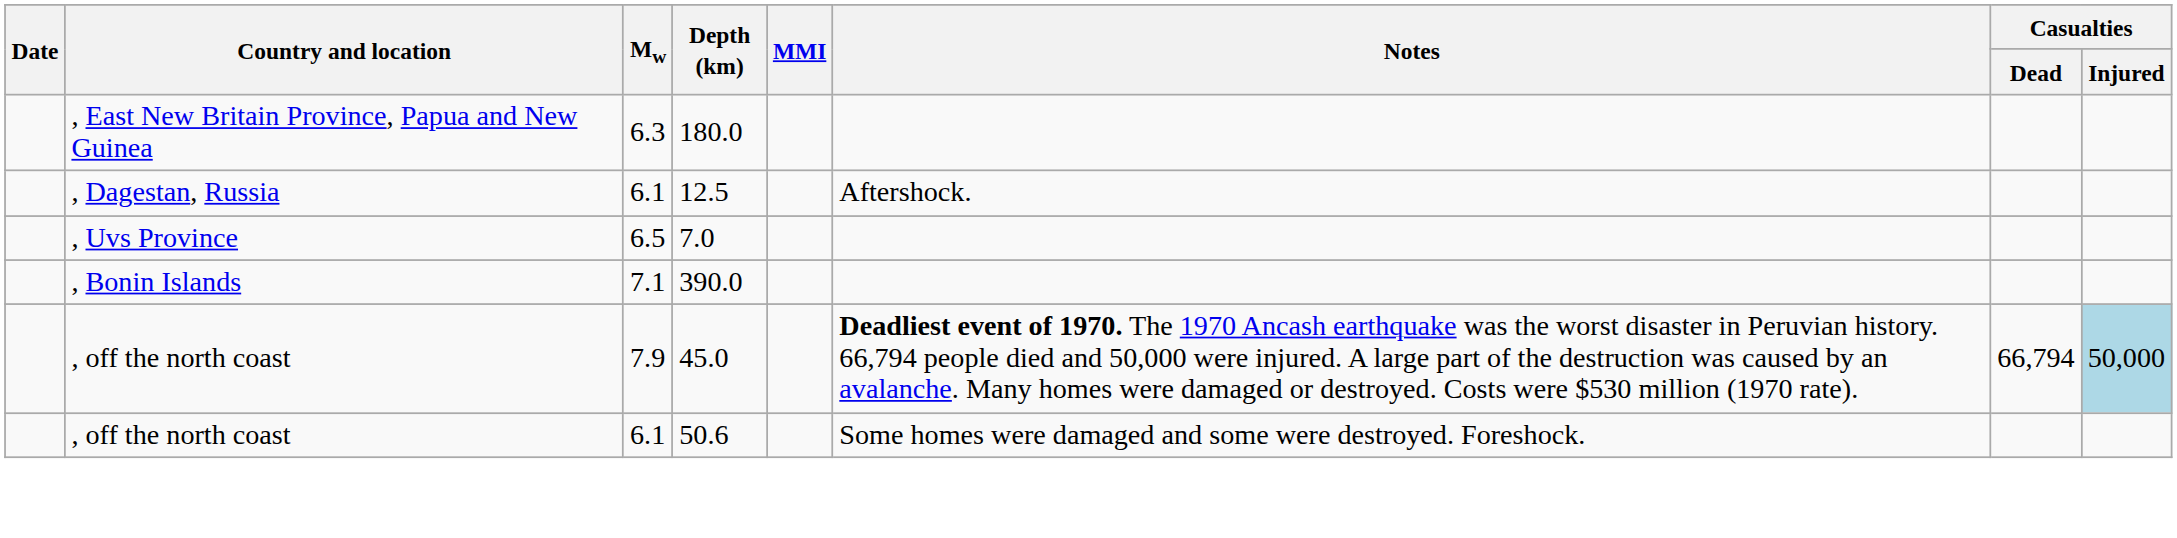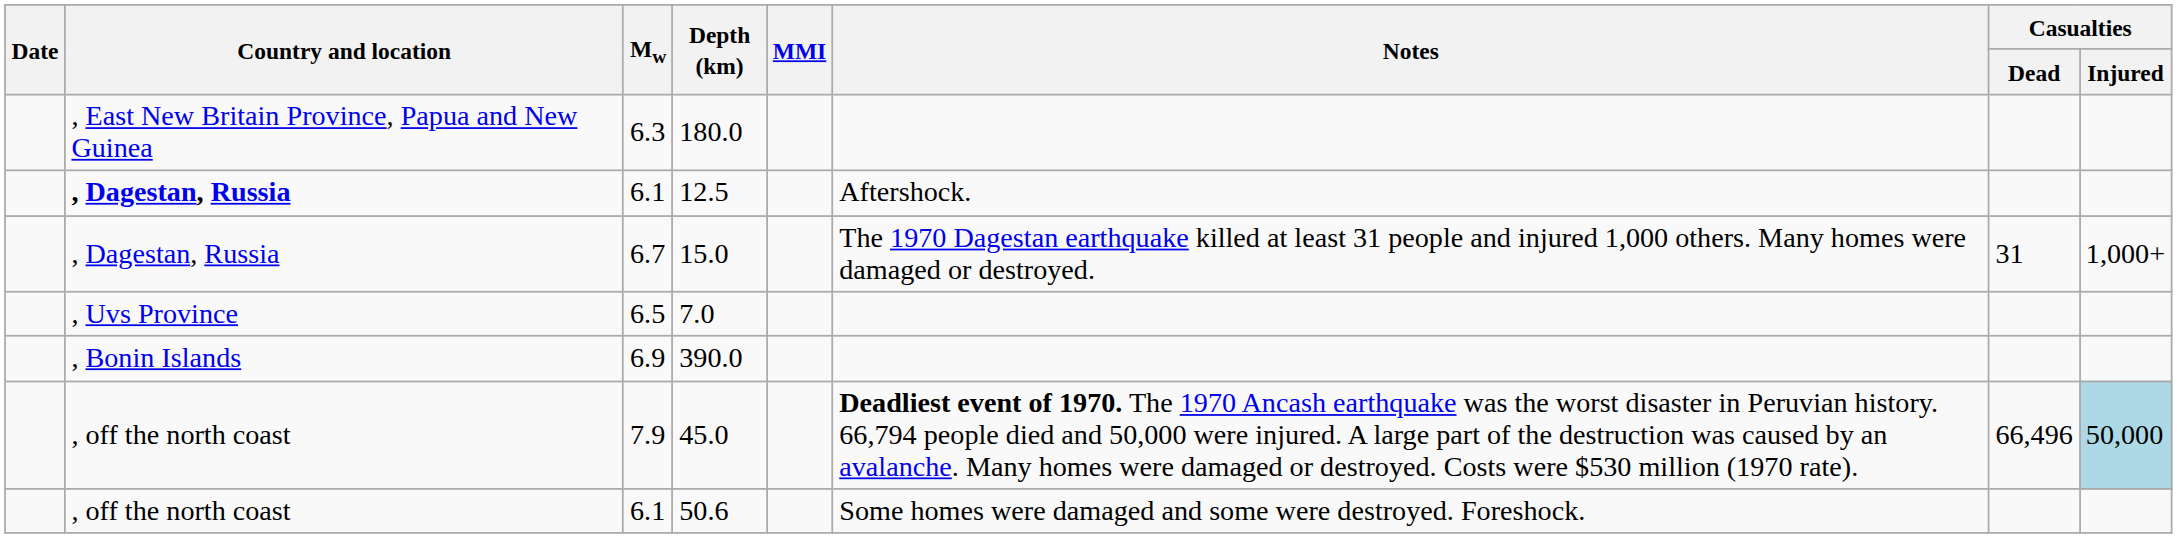(175, 192) normal -> (181, 192) bold
+ row: (704, 252)
(648, 281) 7.1 -> (648, 358) 6.9
(2036, 358) 66,794 -> (2034, 434) 66,496
